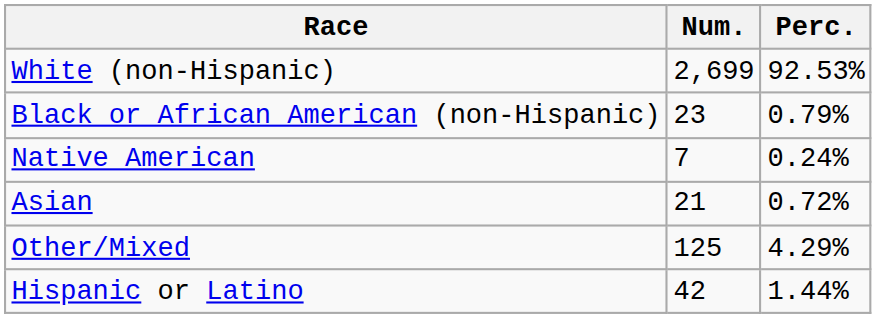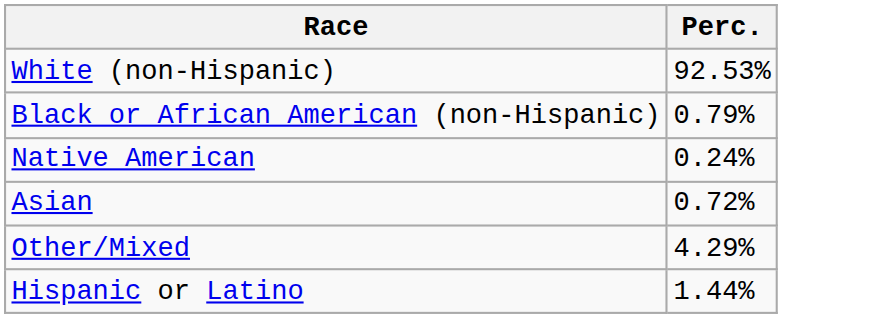- column: (714, 27)
